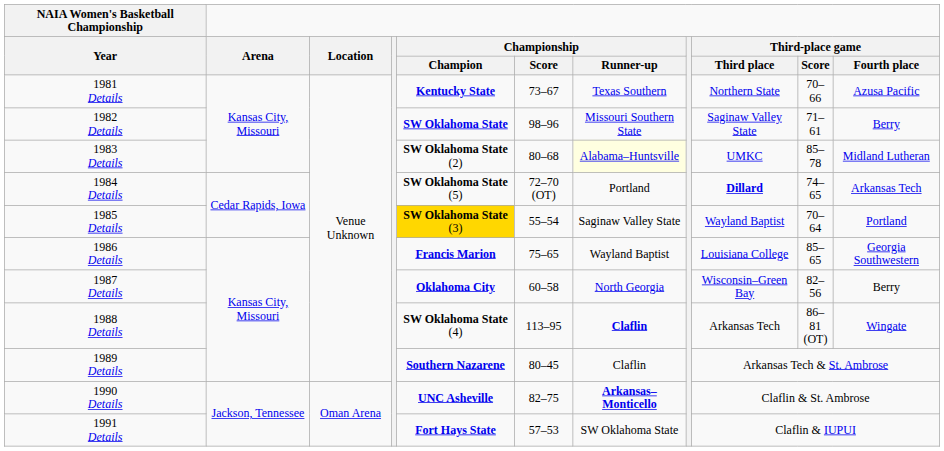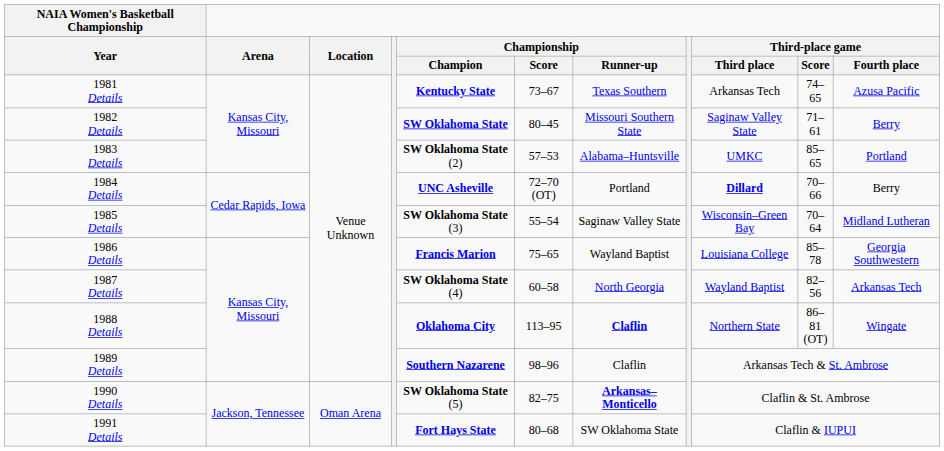(745, 91) Northern State -> (745, 91) Arkansas Tech
(815, 91) 70–66 -> (815, 91) 74–65
(544, 123) 98–96 -> (544, 123) 80–45
(544, 156) 80–68 -> (544, 156) 57–53
(629, 156) lightyellow background -> (629, 156) no background
(815, 156) 85–78 -> (815, 156) 85–65
(886, 156) Midland Lutheran -> (886, 156) Portland
(456, 188) SW Oklahoma State (5) -> (456, 188) UNC Asheville
(815, 188) 74–65 -> (815, 188) 70–66
(886, 188) Arkansas Tech -> (886, 188) Berry
(456, 221) gold background -> (456, 221) no background
(745, 221) Wayland Baptist -> (745, 221) Wisconsin–Green Bay
(886, 221) Portland -> (886, 221) Midland Lutheran
(815, 254) 85–65 -> (815, 254) 85–78
(456, 286) Oklahoma City -> (456, 286) SW Oklahoma State (4)
(745, 286) Wisconsin–Green Bay -> (745, 286) Wayland Baptist
(886, 286) Berry -> (886, 286) Arkansas Tech
(456, 325) SW Oklahoma State (4) -> (456, 325) Oklahoma City
(745, 325) Arkansas Tech -> (745, 325) Northern State
(544, 365) 80–45 -> (544, 365) 98–96
(456, 397) UNC Asheville -> (456, 397) SW Oklahoma State (5)
(544, 430) 57–53 -> (544, 430) 80–68
